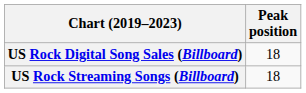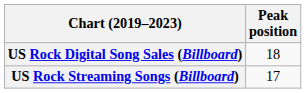(273, 76) 18 -> (273, 76) 17
